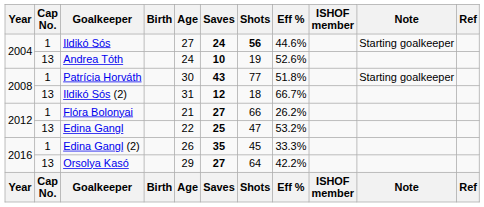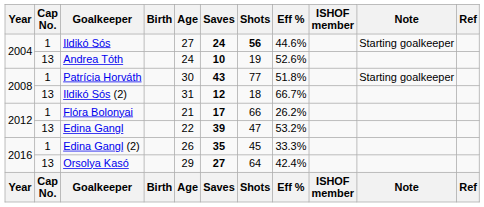(219, 112) 27 -> (219, 112) 17
(219, 129) 25 -> (219, 129) 39
(291, 164) 42.2% -> (291, 164) 42.4%
